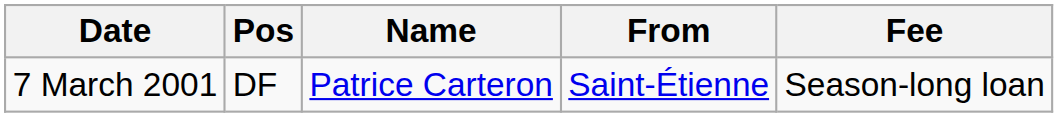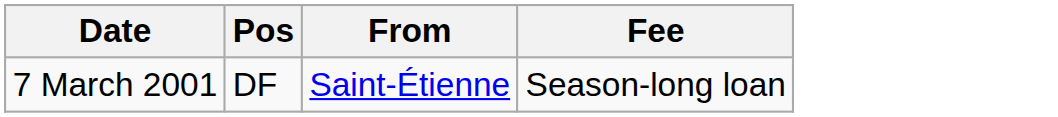- column: (431, 31)
